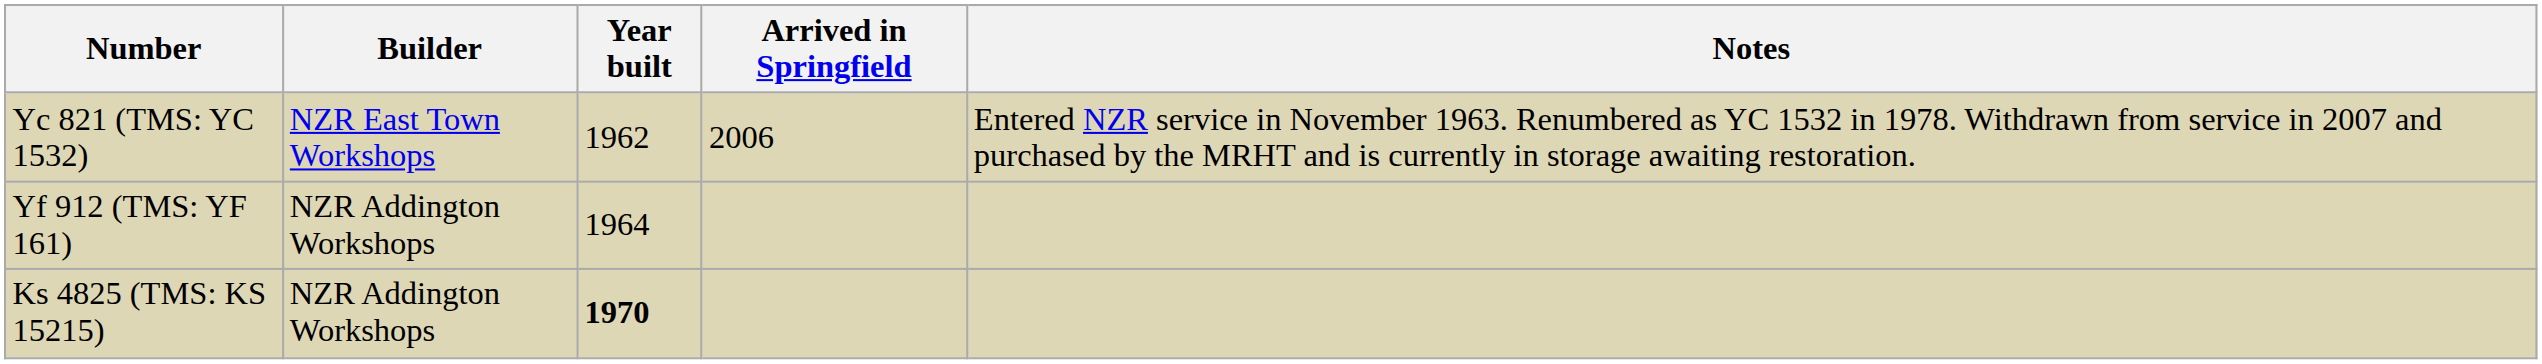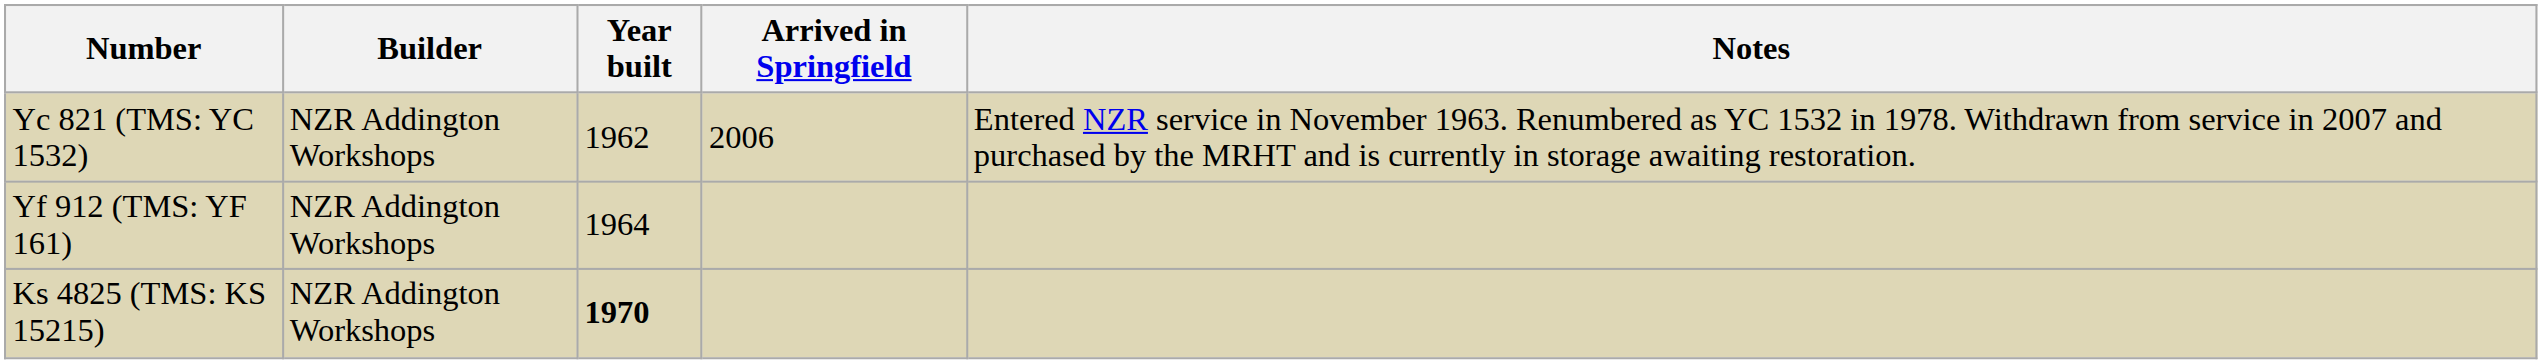(395, 136) NZR East Town Workshops -> (395, 136) NZR Addington Workshops
